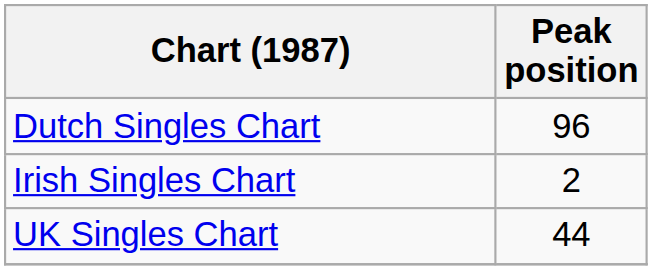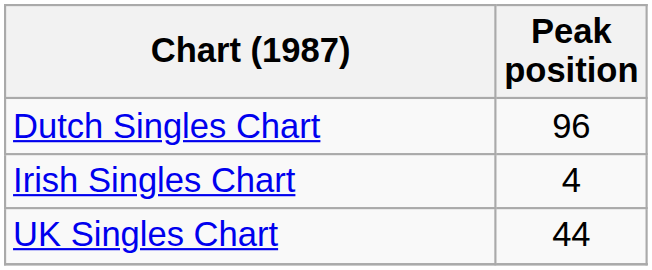(571, 180) 2 -> (571, 180) 4
